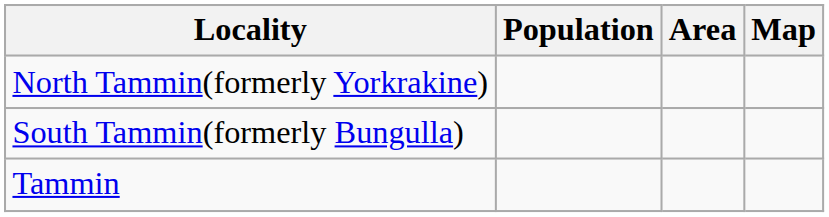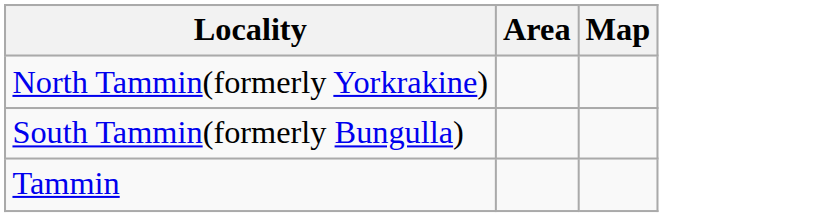- column: (578, 30)
